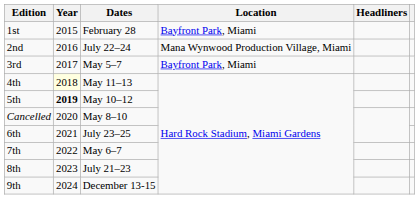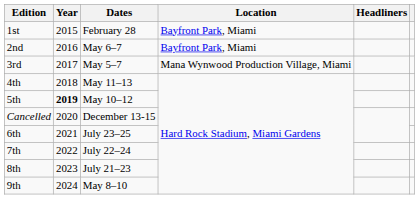(107, 47) July 22–24 -> (102, 47) May 6–7
(256, 47) Mana Wynwood Production Village, Miami -> (208, 47) Bayfront Park, Miami
(208, 64) Bayfront Park, Miami -> (256, 64) Mana Wynwood Production Village, Miami
(67, 82) lightyellow background -> (67, 82) no background
(105, 116) May 8–10 -> (119, 116) December 13-15
(102, 151) May 6–7 -> (107, 151) July 22–24
(119, 185) December 13-15 -> (105, 185) May 8–10
